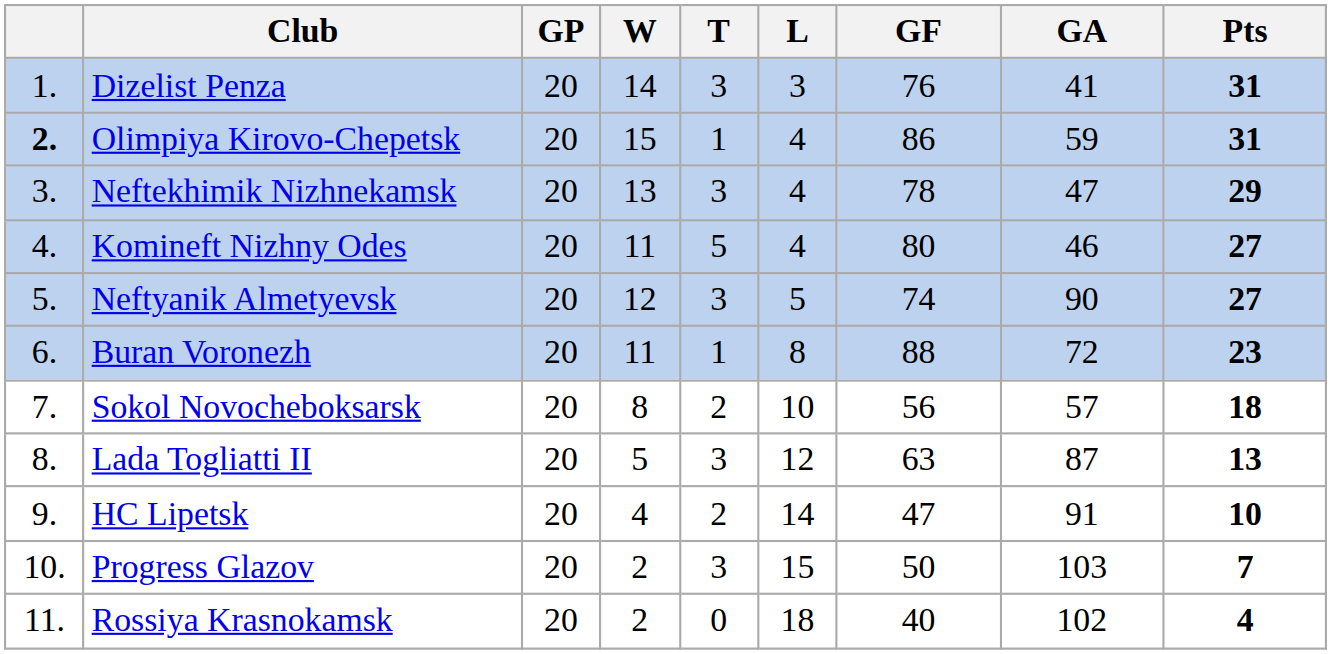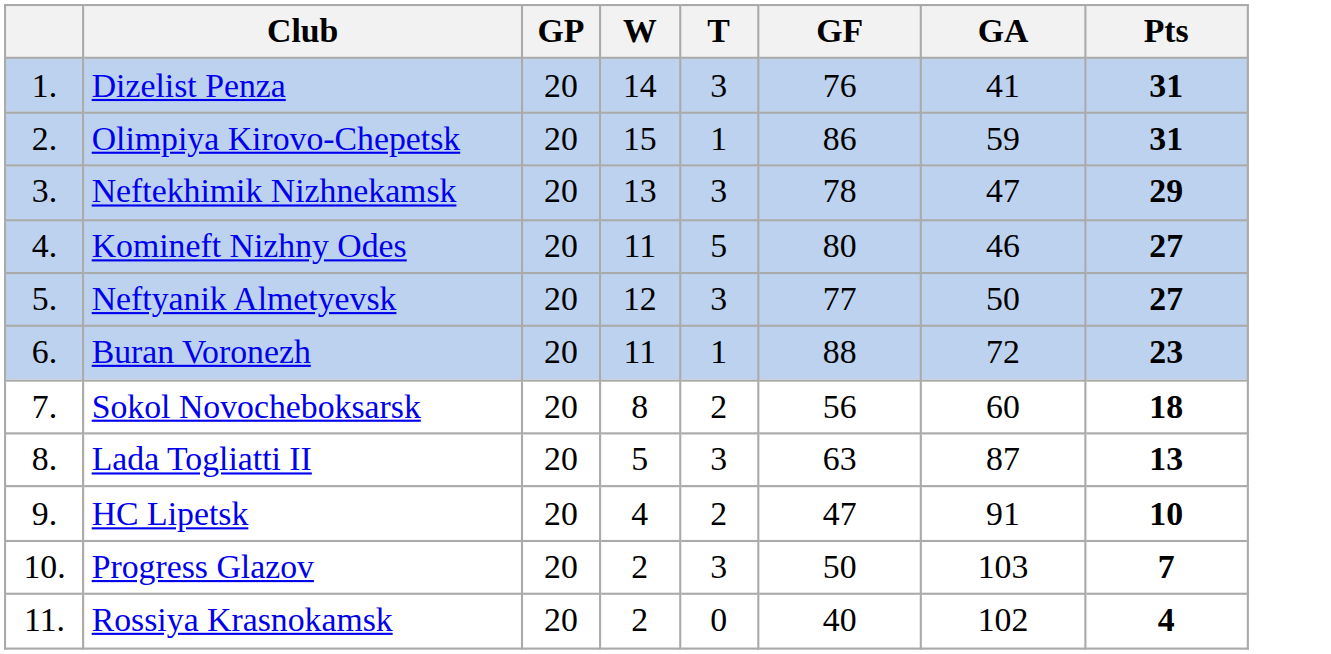- column: (797, 31)
(44, 138) bold -> (44, 138) normal
(919, 298) 74 -> (840, 298) 77
(1082, 298) 90 -> (1003, 298) 50
(1082, 406) 57 -> (1003, 406) 60
